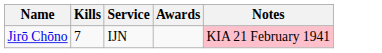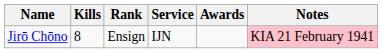+ column: (126, 15)
(77, 36) 7 -> (77, 36) 8
